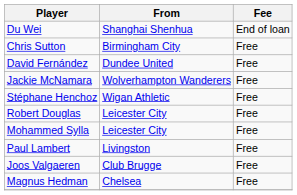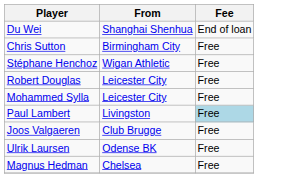- row: (47, 63)
- row: (49, 80)
(247, 148) no background -> (209, 114) lightblue background
+ row: (38, 148)
